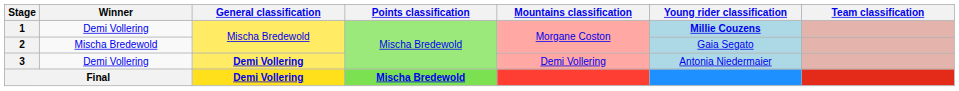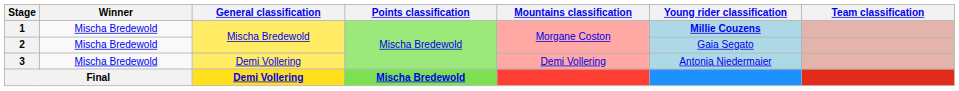(116, 29) Demi Vollering -> (116, 29) Mischa Bredewold
(116, 61) Demi Vollering -> (116, 61) Mischa Bredewold
(268, 61) bold -> (268, 61) normal
